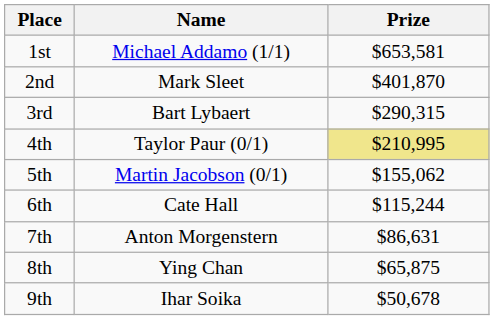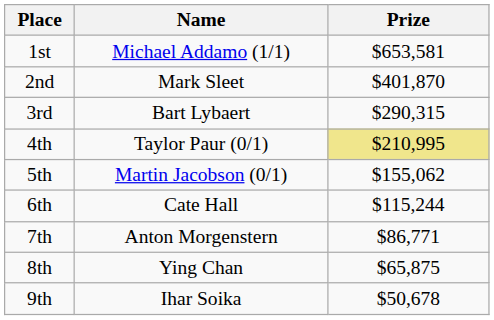(408, 236) $86,631 -> (408, 236) $86,771
